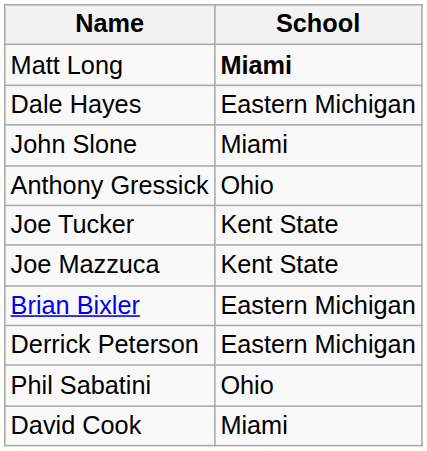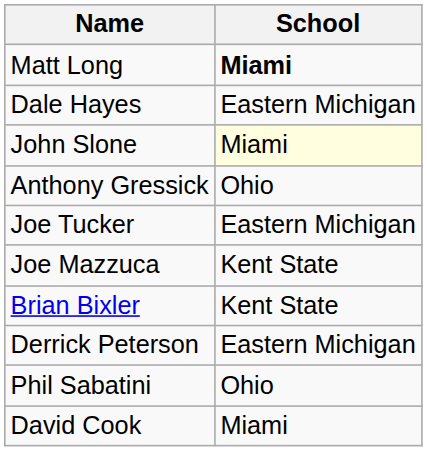(254, 144) no background -> (254, 144) lightyellow background
(279, 225) Kent State -> (318, 225) Eastern Michigan
(318, 305) Eastern Michigan -> (279, 305) Kent State
